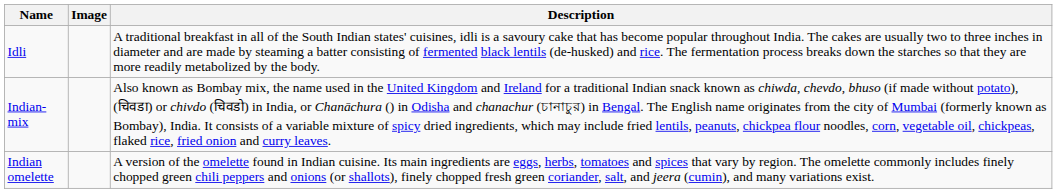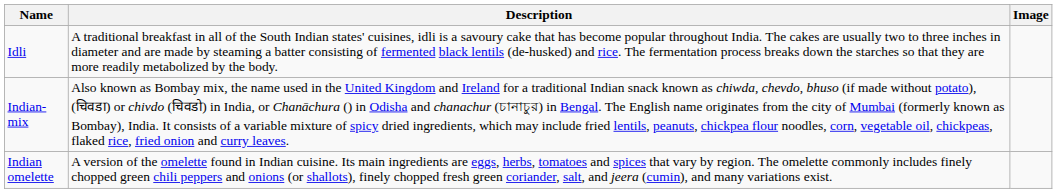columns swapped: (89, 15) <-> (581, 15)
